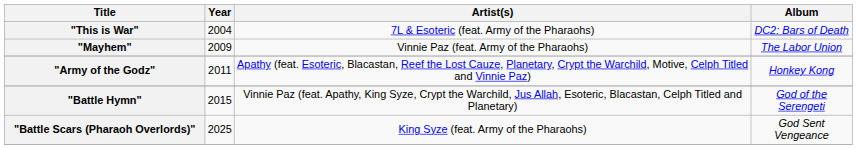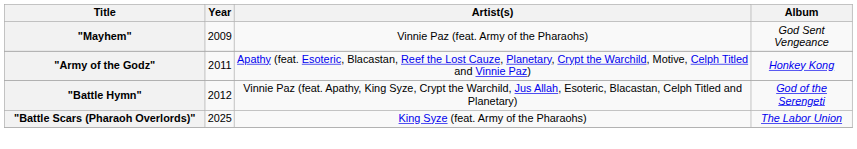- row: (105, 30)
(802, 47) The Labor Union -> (802, 36) God Sent Vengeance
(220, 100) 2015 -> (220, 95) 2012
(802, 130) God Sent Vengeance -> (802, 118) The Labor Union
